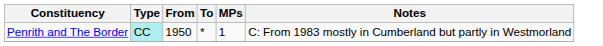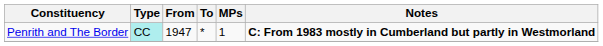(178, 32) 1950 -> (178, 32) 1947
(410, 32) normal -> (422, 32) bold
